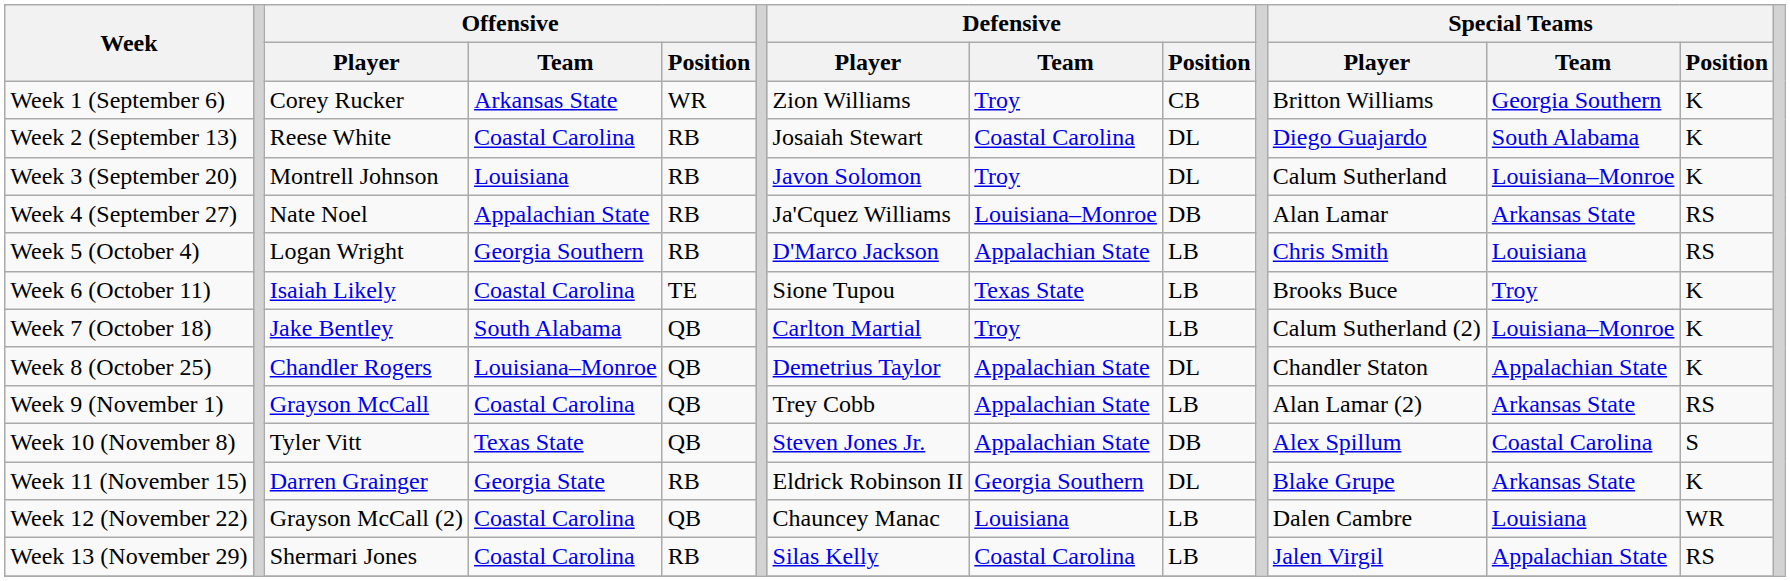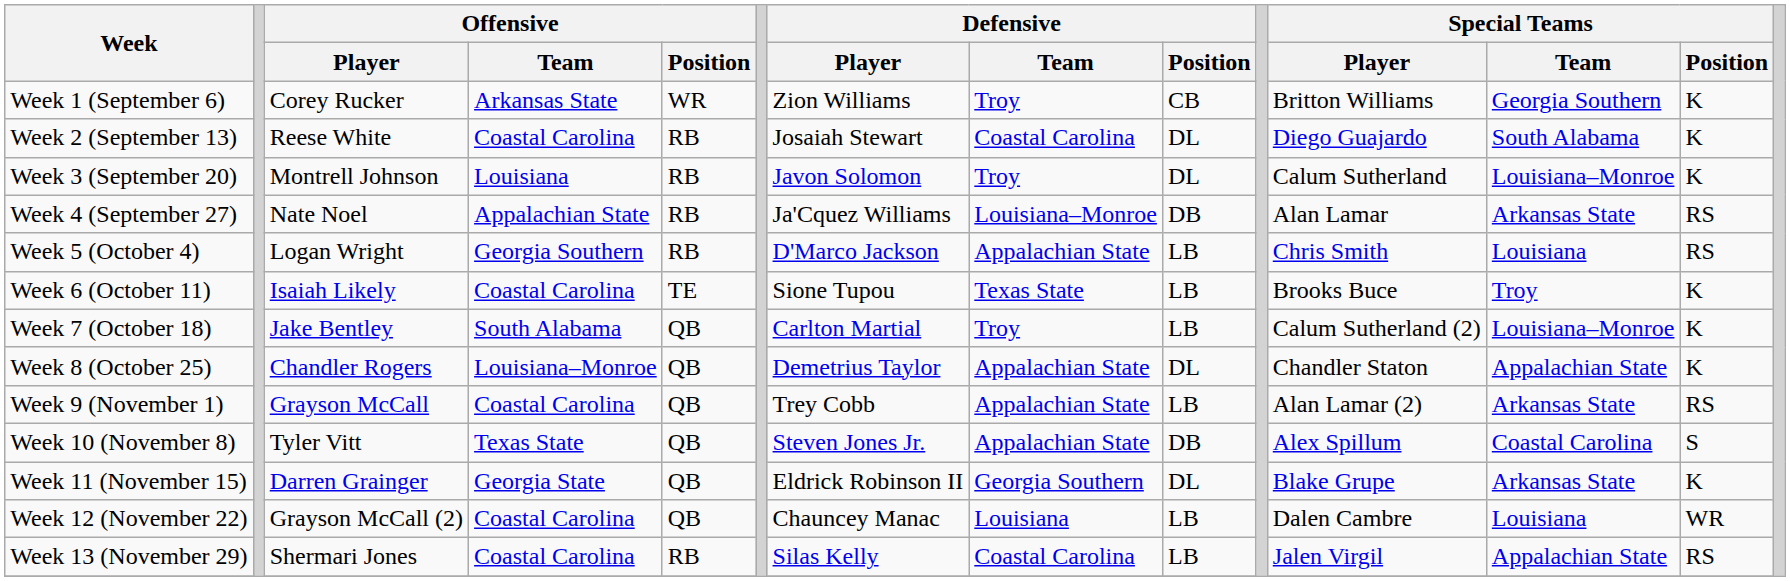(684, 480) RB -> (684, 480) QB
